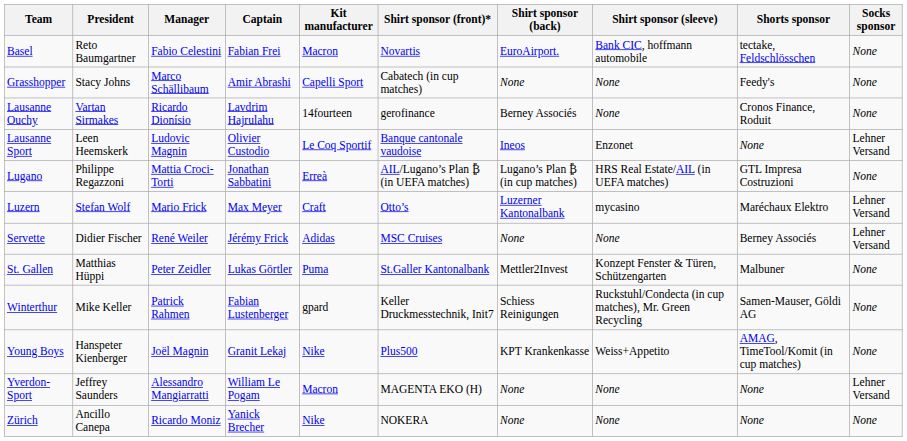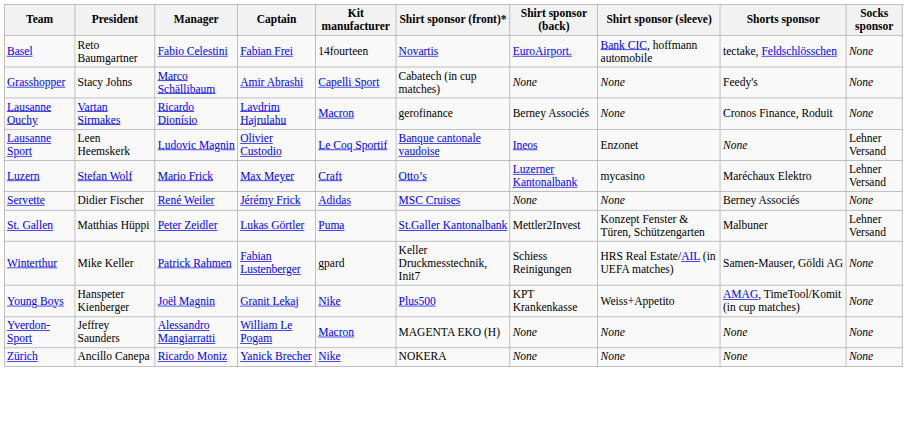(320, 51) Macron -> (343, 51) 14fourteen
(327, 113) 14fourteen -> (336, 113) Macron
- row: (25, 176)
(871, 238) Lehner Versand -> (861, 201) None
(865, 269) None -> (867, 225) Lehner Versand
(660, 307) Ruckstuhl/Condecta (in cup matches), Mr. Green Recycling -> (658, 263) HRS Real Estate/AIL (in UEFA matches)
(871, 389) Lehner Versand -> (861, 332) None
